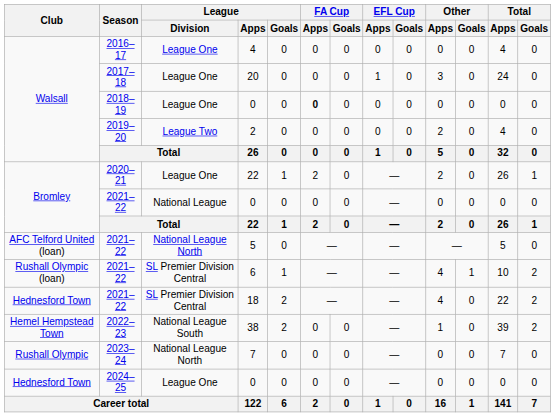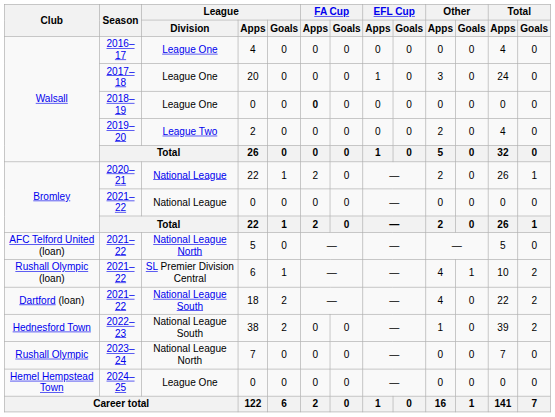(190, 175) League One -> (190, 175) National League
(52, 300) Hednesford Town -> (52, 300) Dartford (loan)
(190, 300) SL Premier Division Central -> (190, 300) National League South
(52, 328) Hemel Hempstead Town -> (52, 328) Hednesford Town
(52, 382) Hednesford Town -> (52, 382) Hemel Hempstead Town
